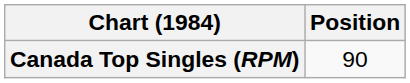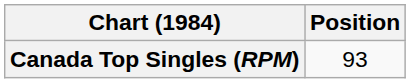(355, 58) 90 -> (355, 58) 93
